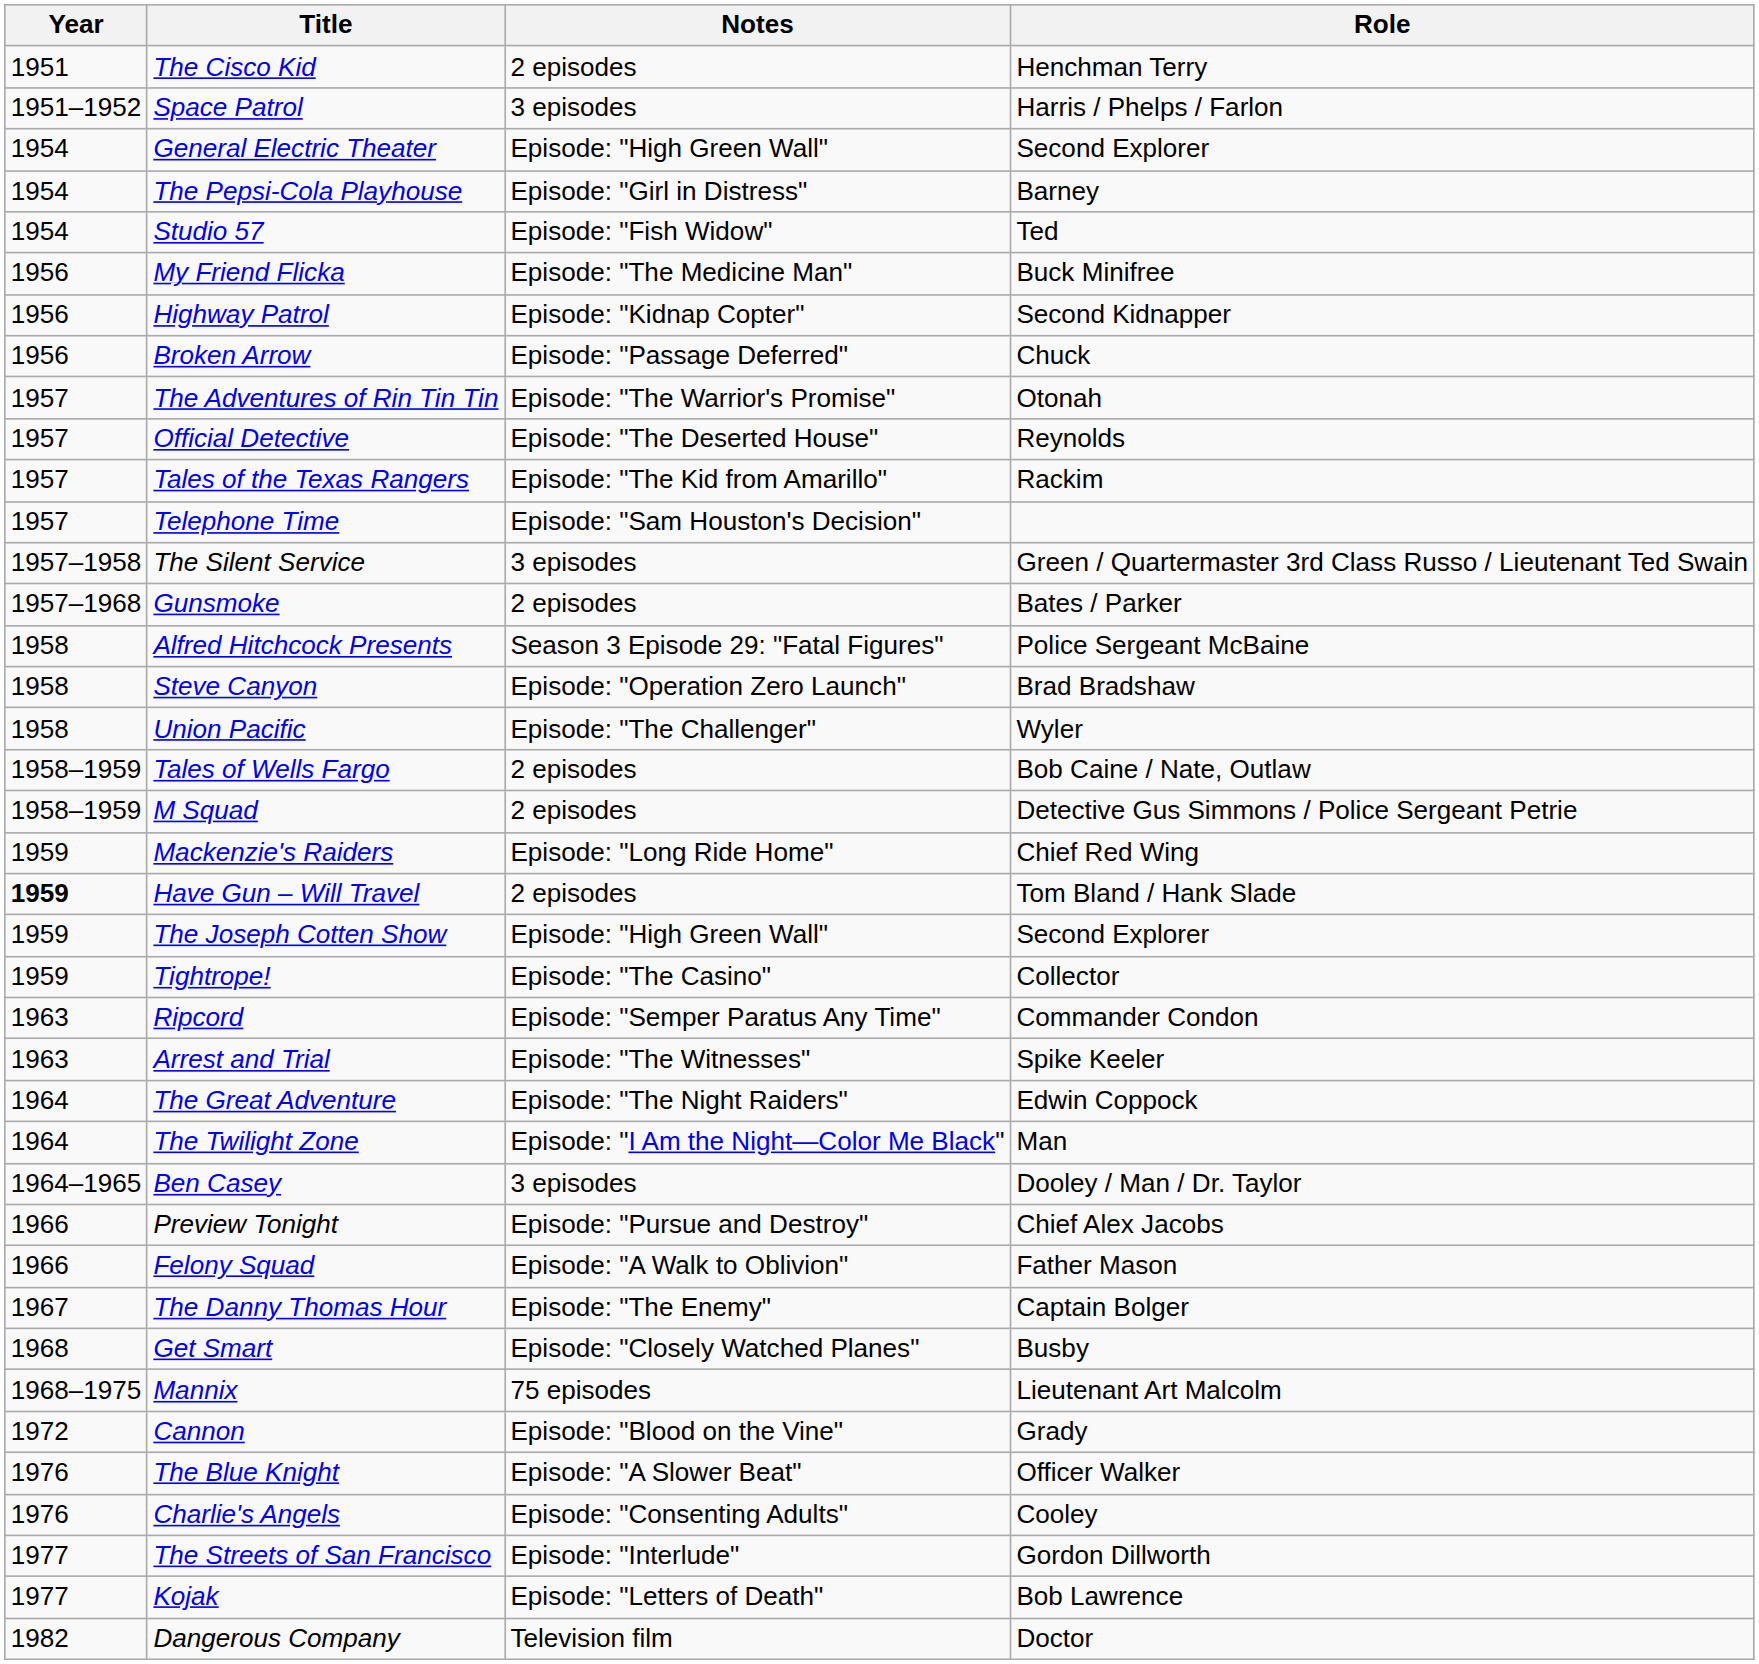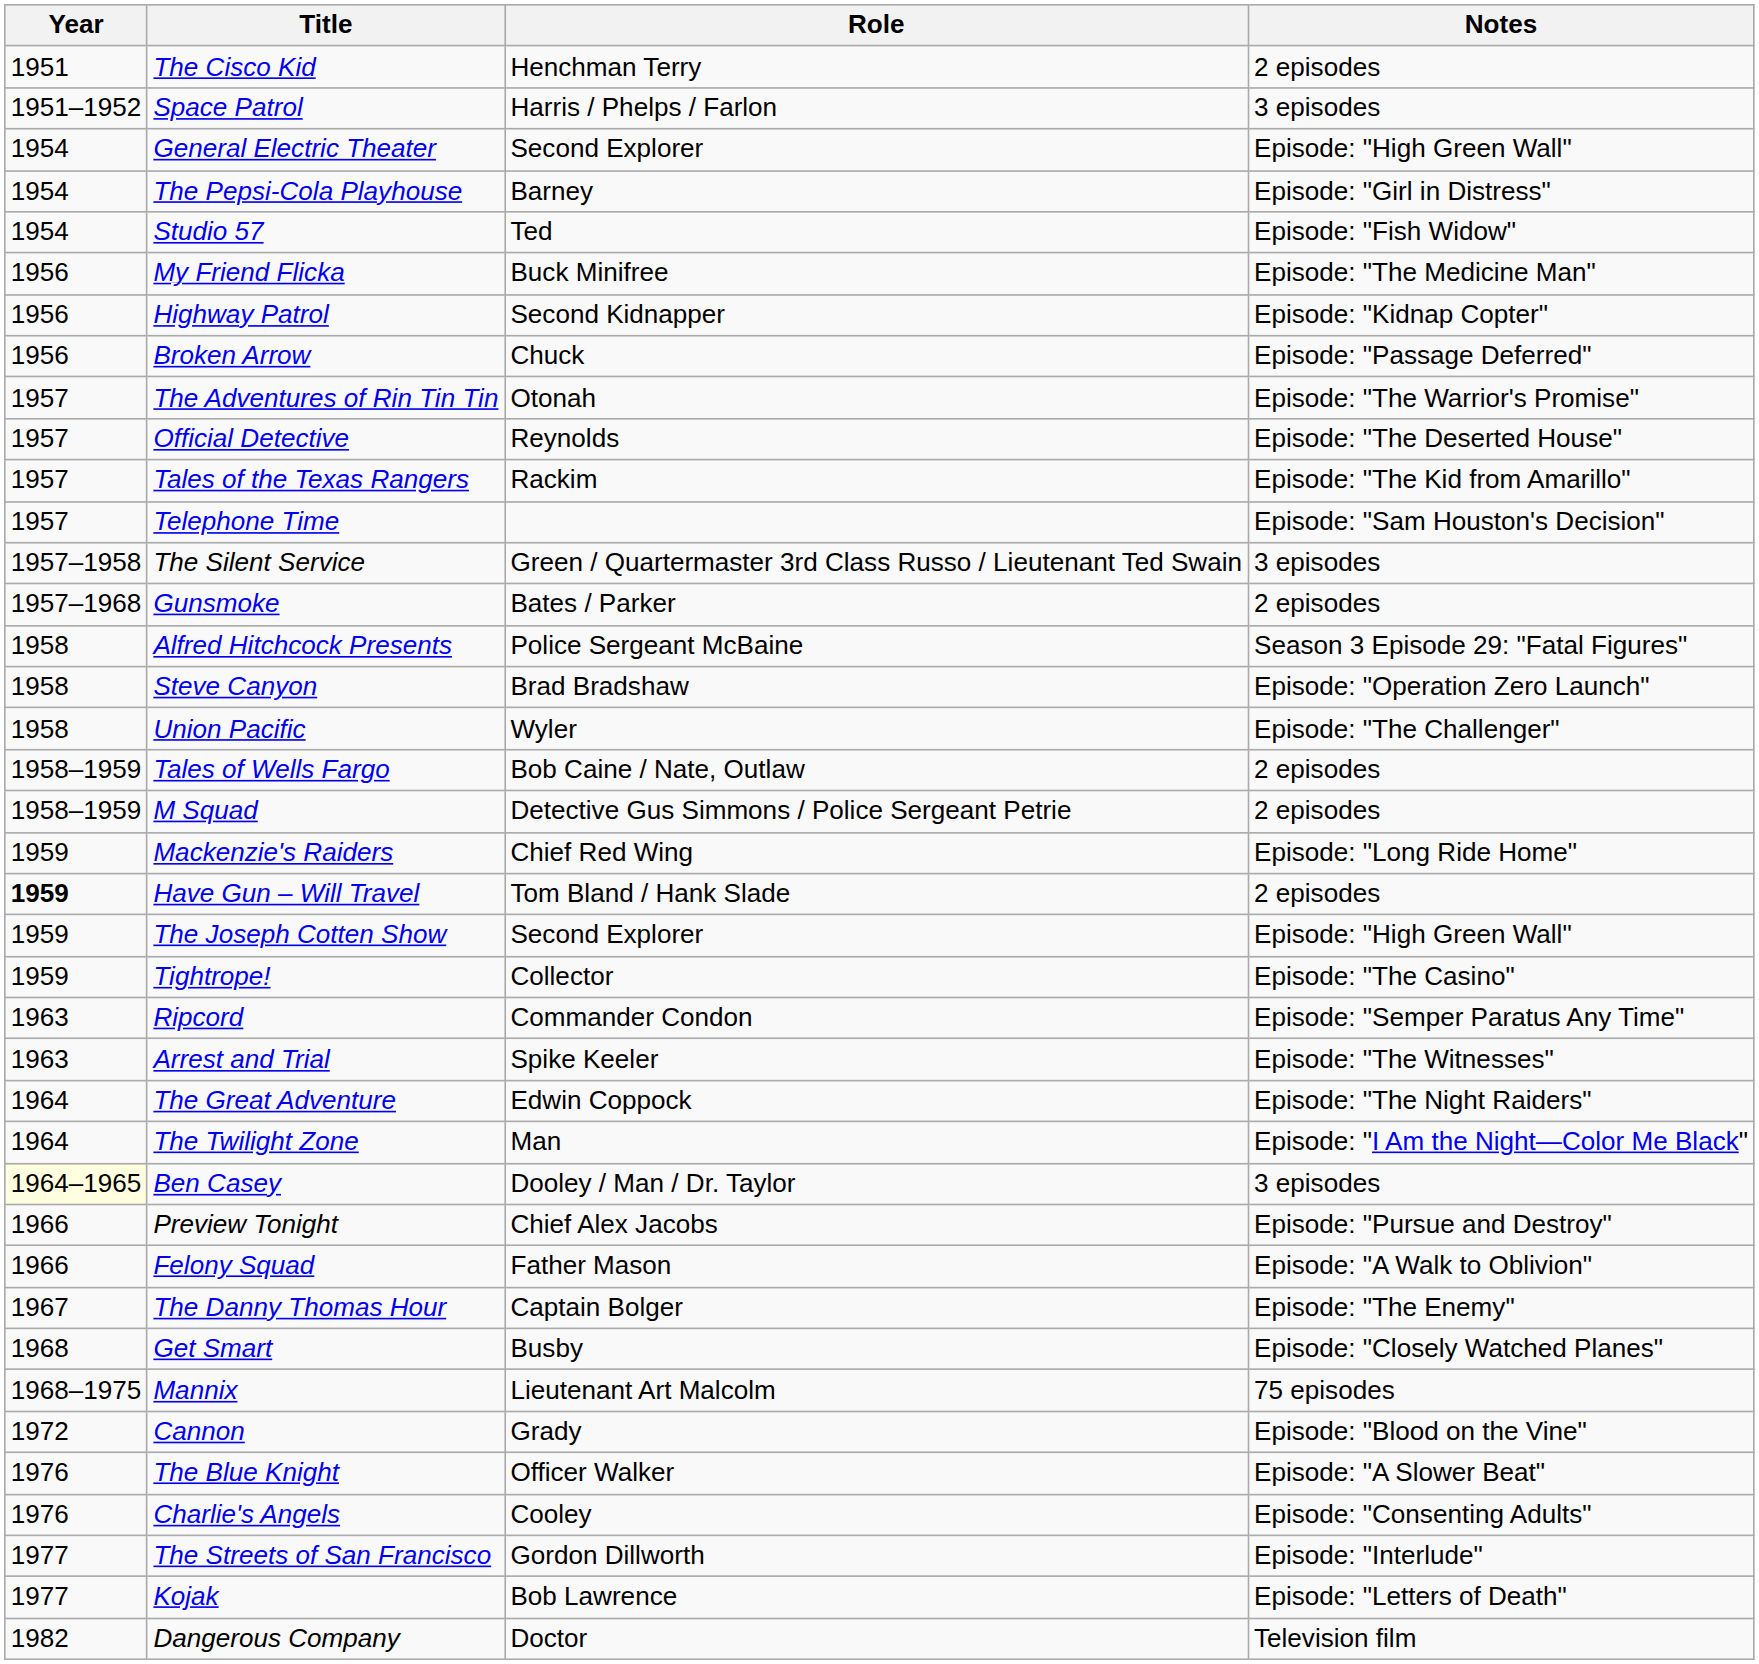columns swapped: (1382, 25) <-> (757, 25)
(76, 1183) no background -> (76, 1183) lightyellow background
